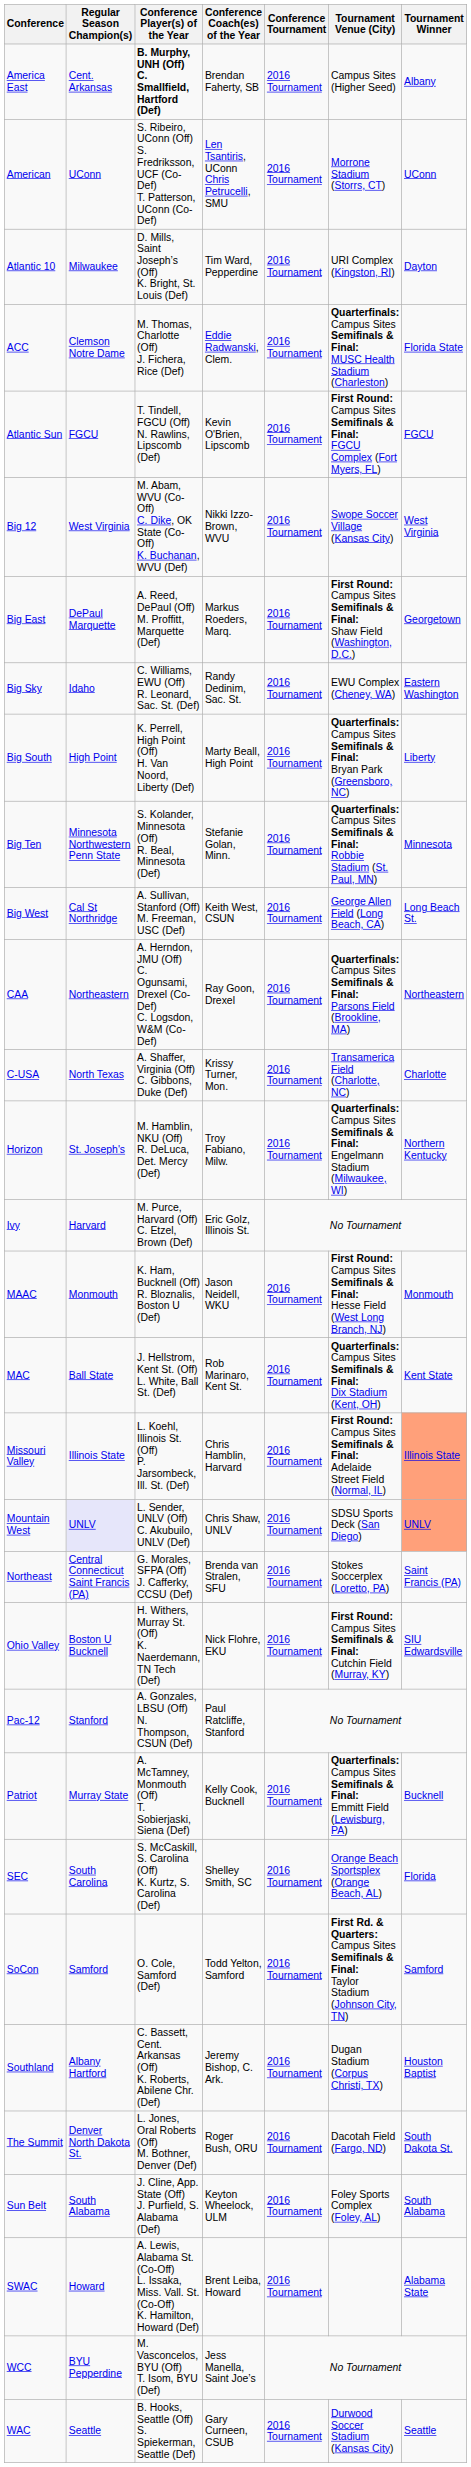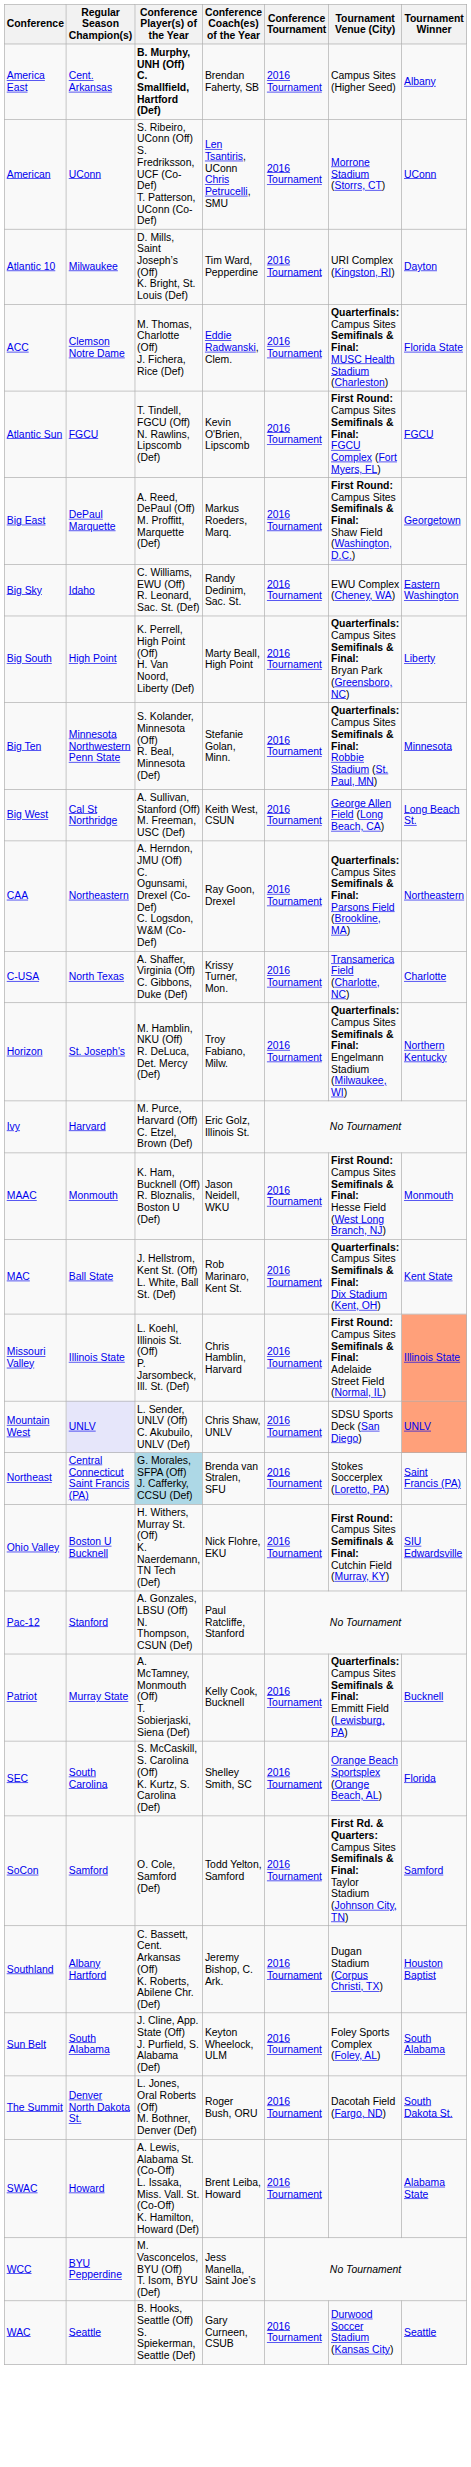- row: (21, 527)
(165, 1576) no background -> (165, 1478) lightblue background
rows swapped: (35, 2142) <-> (26, 2206)
